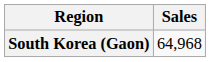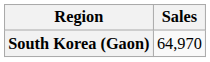(179, 43) 64,968 -> (179, 43) 64,970
